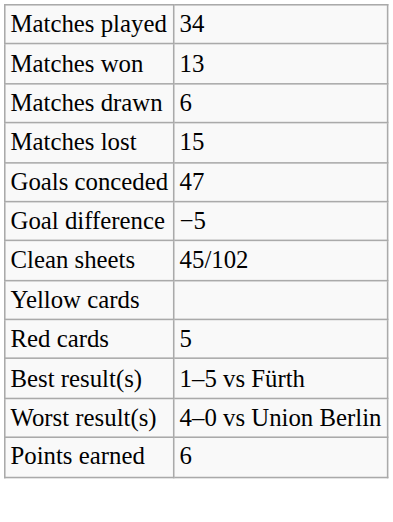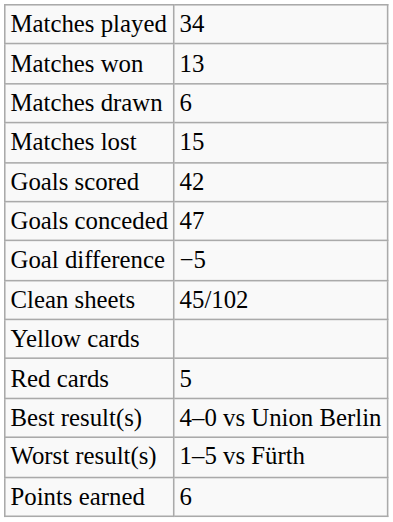+ row: (75, 181)
(242, 378) 1–5 vs Fürth -> (281, 417) 4–0 vs Union Berlin
(281, 417) 4–0 vs Union Berlin -> (242, 456) 1–5 vs Fürth
